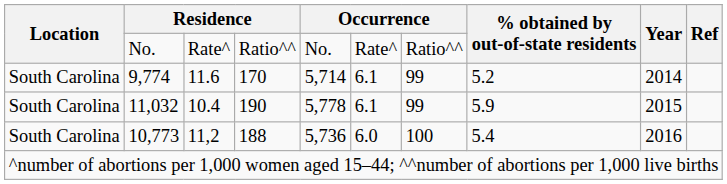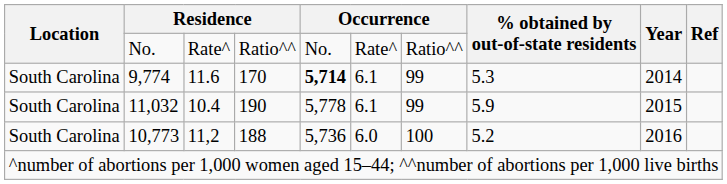(325, 77) normal -> (325, 77) bold
(483, 77) 5.2 -> (483, 77) 5.3
(483, 135) 5.4 -> (483, 135) 5.2
